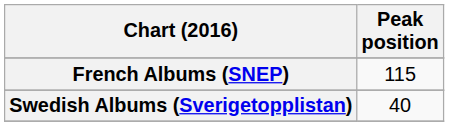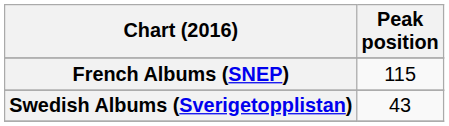(400, 105) 40 -> (400, 105) 43
